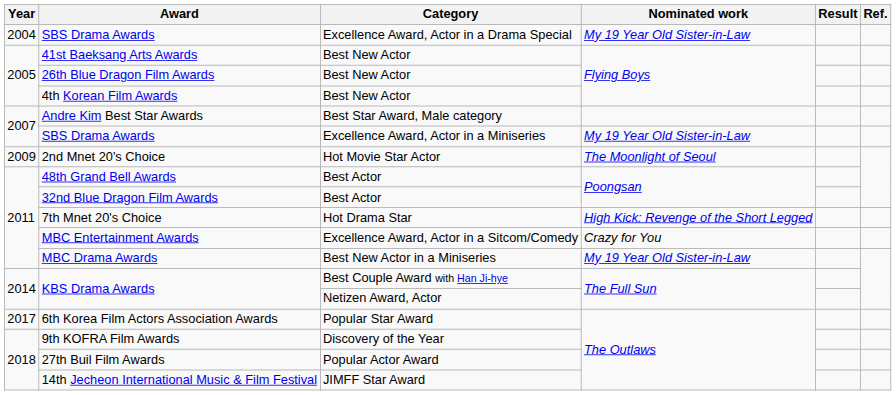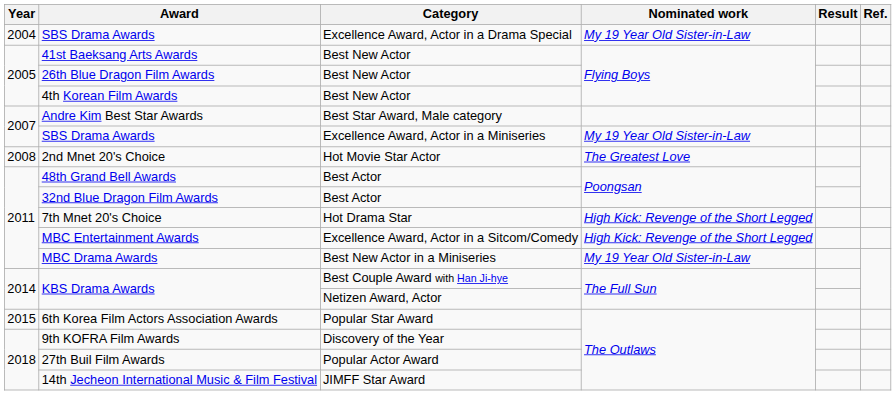(22, 156) 2009 -> (22, 156) 2008
(650, 156) The Moonlight of Seoul -> (637, 156) The Greatest Love
(623, 237) Crazy for You -> (698, 237) High Kick: Revenge of the Short Legged
(22, 319) 2017 -> (22, 319) 2015
